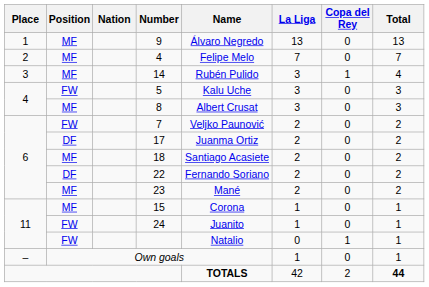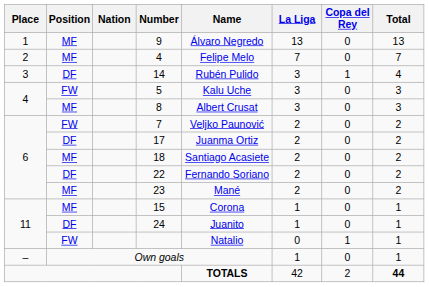(69, 74) MF -> (69, 74) DF
(69, 224) FW -> (69, 224) DF
